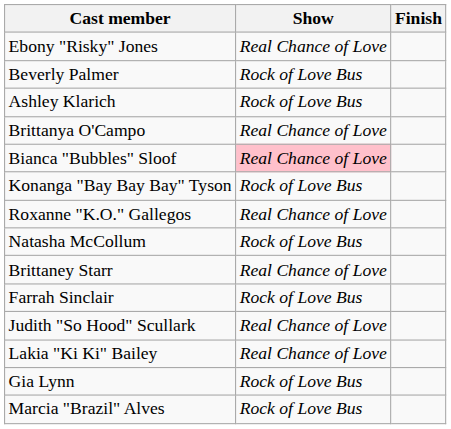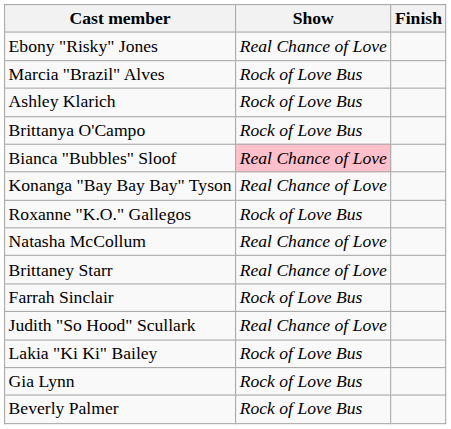rows swapped: (87, 409) <-> (64, 74)
(313, 130) Real Chance of Love -> (301, 130) Rock of Love Bus
(301, 185) Rock of Love Bus -> (313, 185) Real Chance of Love
(313, 213) Real Chance of Love -> (301, 213) Rock of Love Bus
(301, 241) Rock of Love Bus -> (313, 241) Real Chance of Love
(313, 353) Real Chance of Love -> (301, 353) Rock of Love Bus
